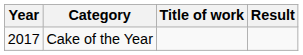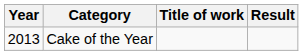(24, 38) 2017 -> (24, 38) 2013
